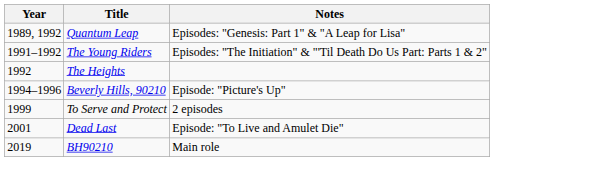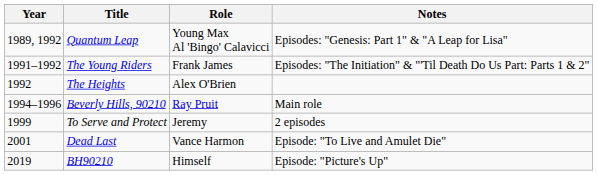+ column: (221, 14)
(229, 90) Episode: "Picture's Up" -> (298, 103) Main role
(196, 147) Main role -> (331, 160) Episode: "Picture's Up"
